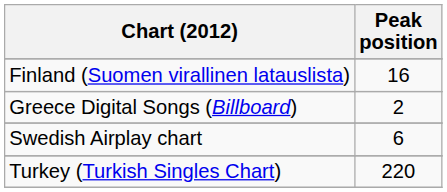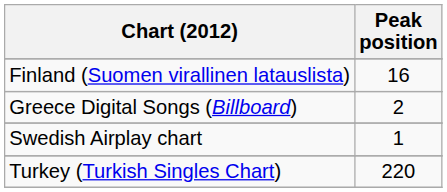(398, 139) 6 -> (398, 139) 1
